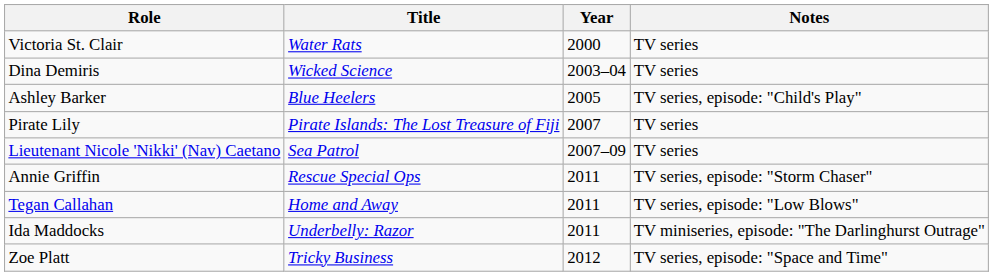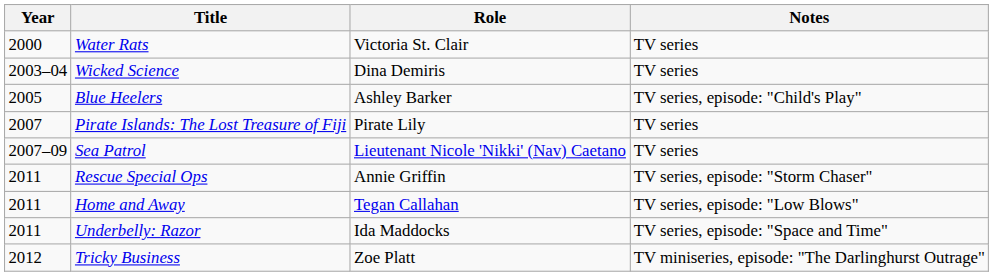columns swapped: (597, 17) <-> (144, 17)
(809, 230) TV miniseries, episode: "The Darlinghurst Outrage" -> (761, 230) TV series, episode: "Space and Time"
(761, 257) TV series, episode: "Space and Time" -> (809, 257) TV miniseries, episode: "The Darlinghurst Outrage"
